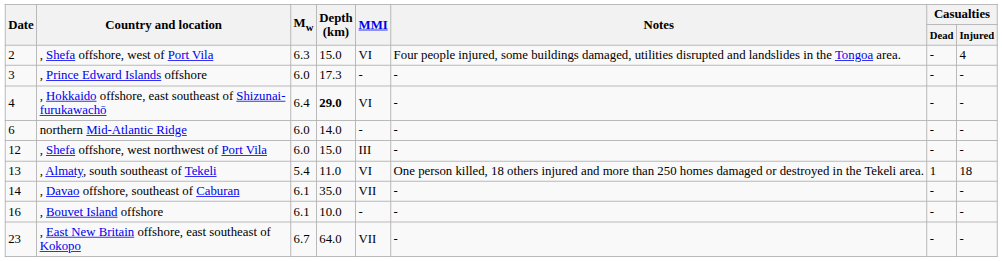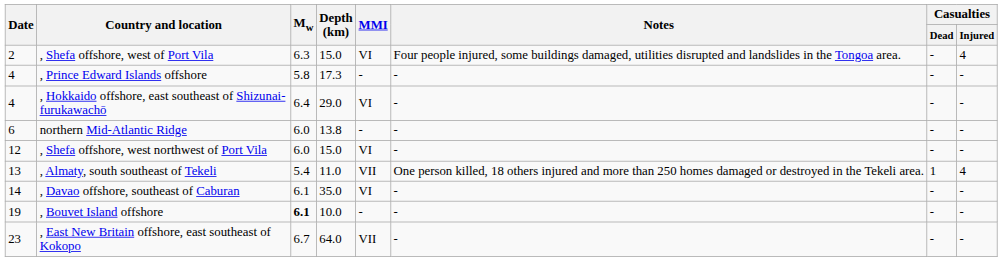(11, 75) 3 -> (11, 75) 4
(302, 75) 6.0 -> (302, 75) 5.8
(330, 103) bold -> (330, 103) normal
(330, 130) 14.0 -> (330, 130) 13.8
(365, 150) III -> (365, 150) VI
(365, 171) VI -> (367, 171) VII
(966, 171) 18 -> (963, 171) 4
(367, 191) VII -> (365, 191) VI
(15, 211) 16 -> (15, 211) 19
(302, 211) normal -> (302, 211) bold
